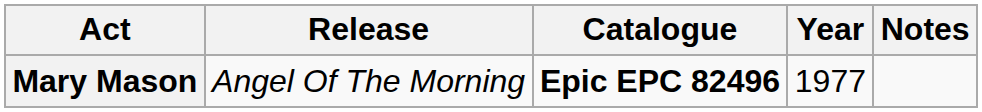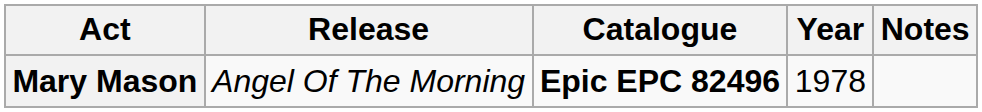(830, 80) 1977 -> (830, 80) 1978
